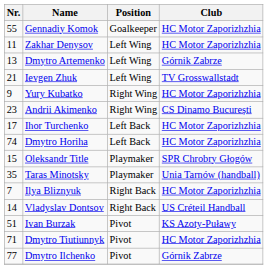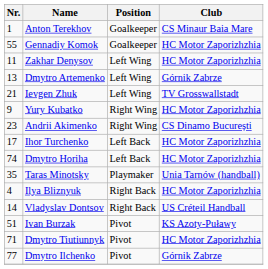+ row: (58, 28)
- row: (57, 158)
(9, 191) 7 -> (9, 191) 4
